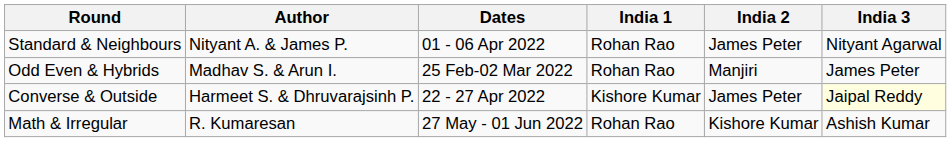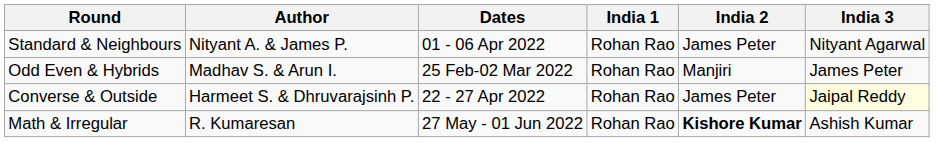(646, 96) Kishore Kumar -> (633, 96) Rohan Rao
(763, 123) normal -> (742, 123) bold
